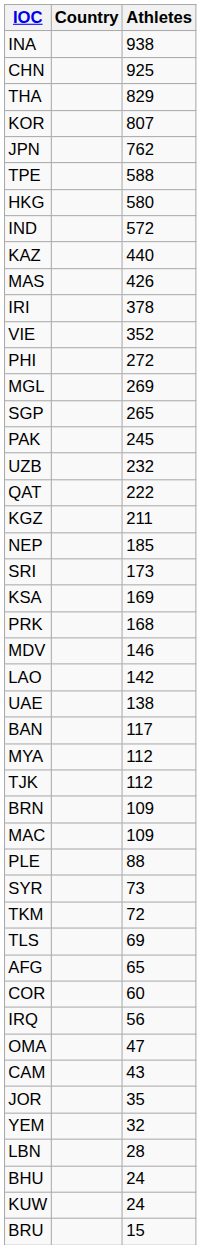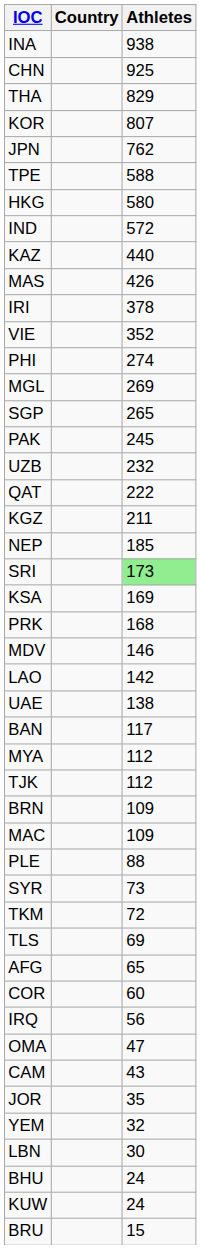(140, 360) 272 -> (140, 360) 274
(140, 571) no background -> (140, 571) lightgreen background
(136, 1152) 28 -> (136, 1152) 30
